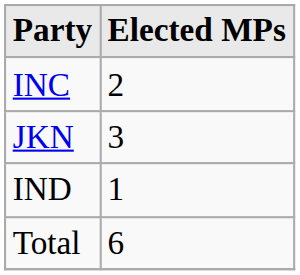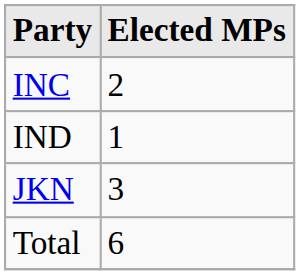rows swapped: (43, 136) <-> (42, 189)
